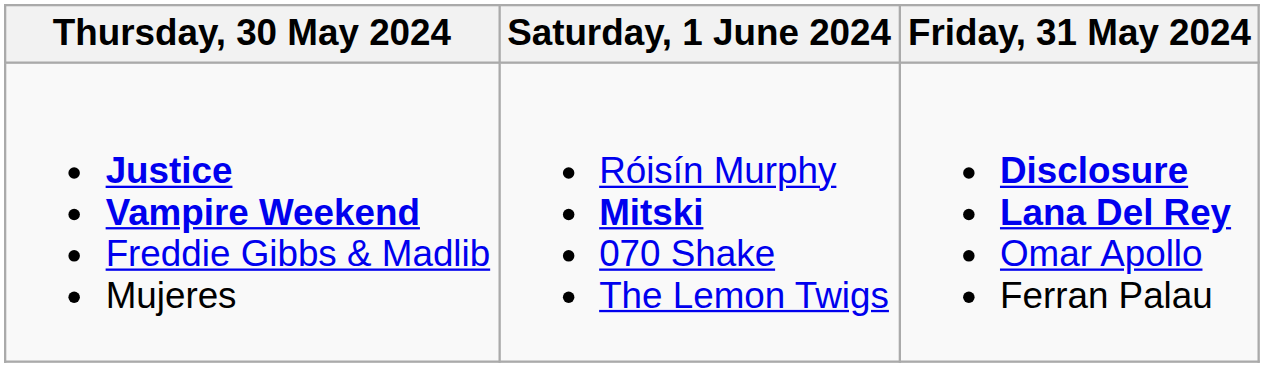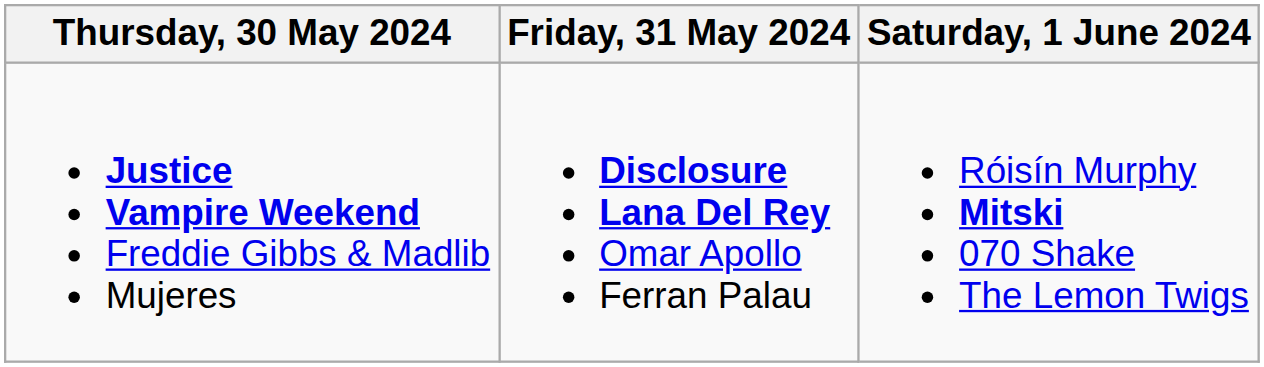columns swapped: (1079, 33) <-> (699, 33)
